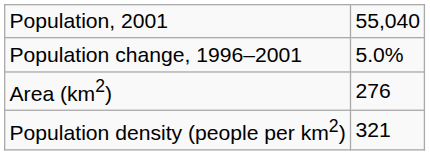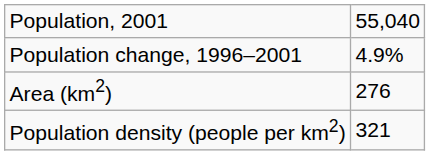(379, 54) 5.0% -> (379, 54) 4.9%
